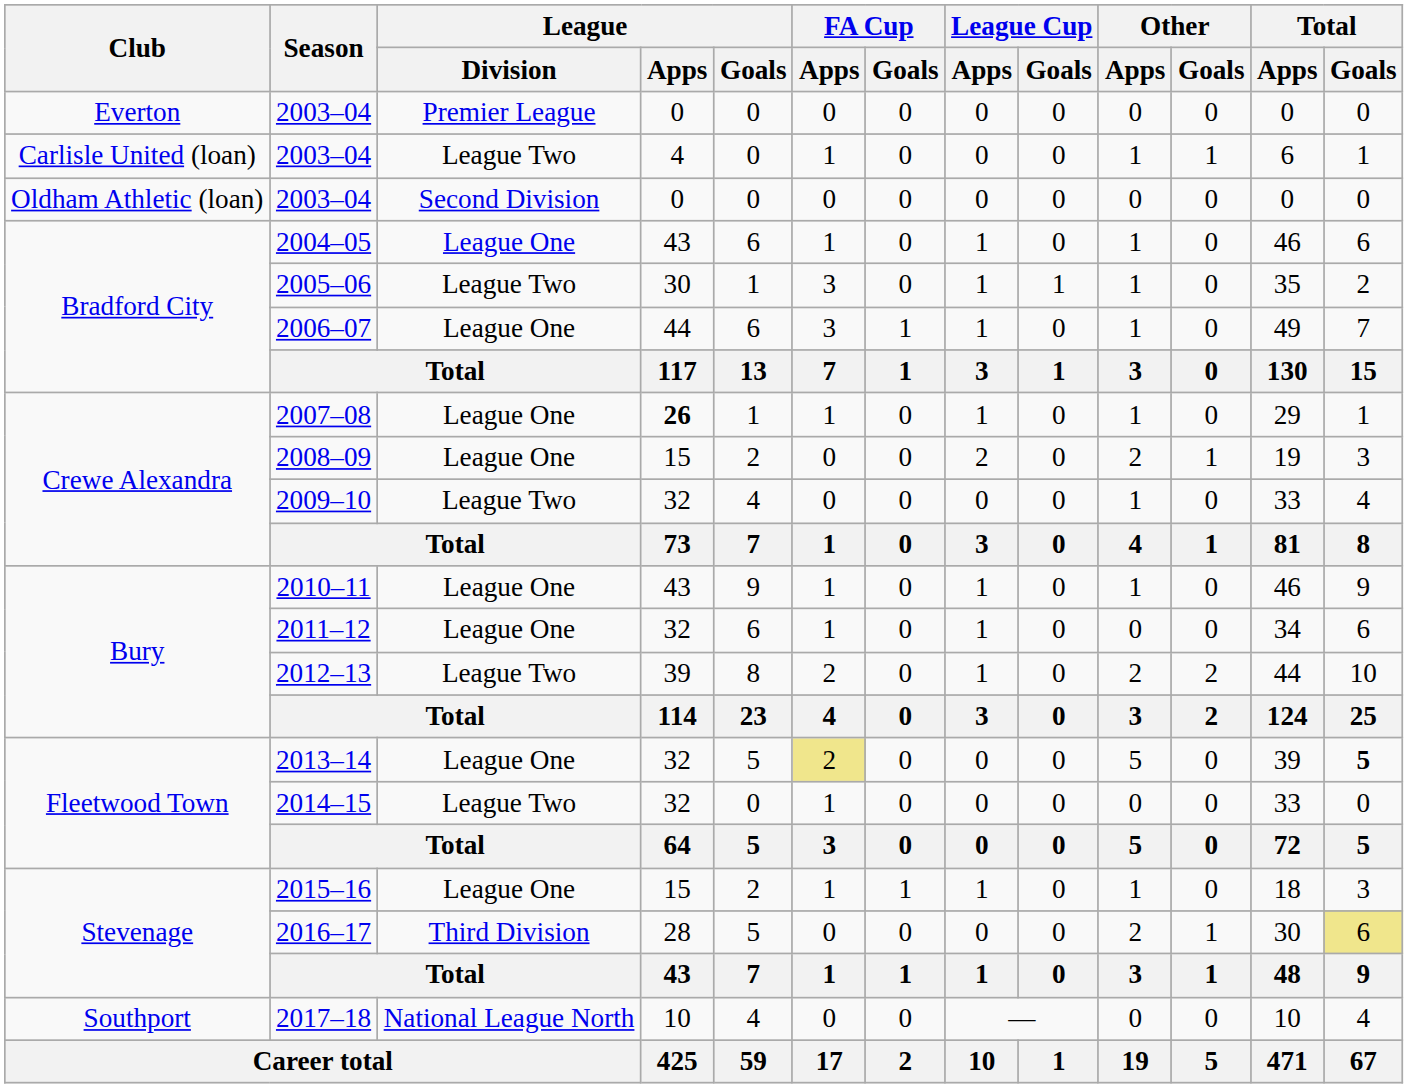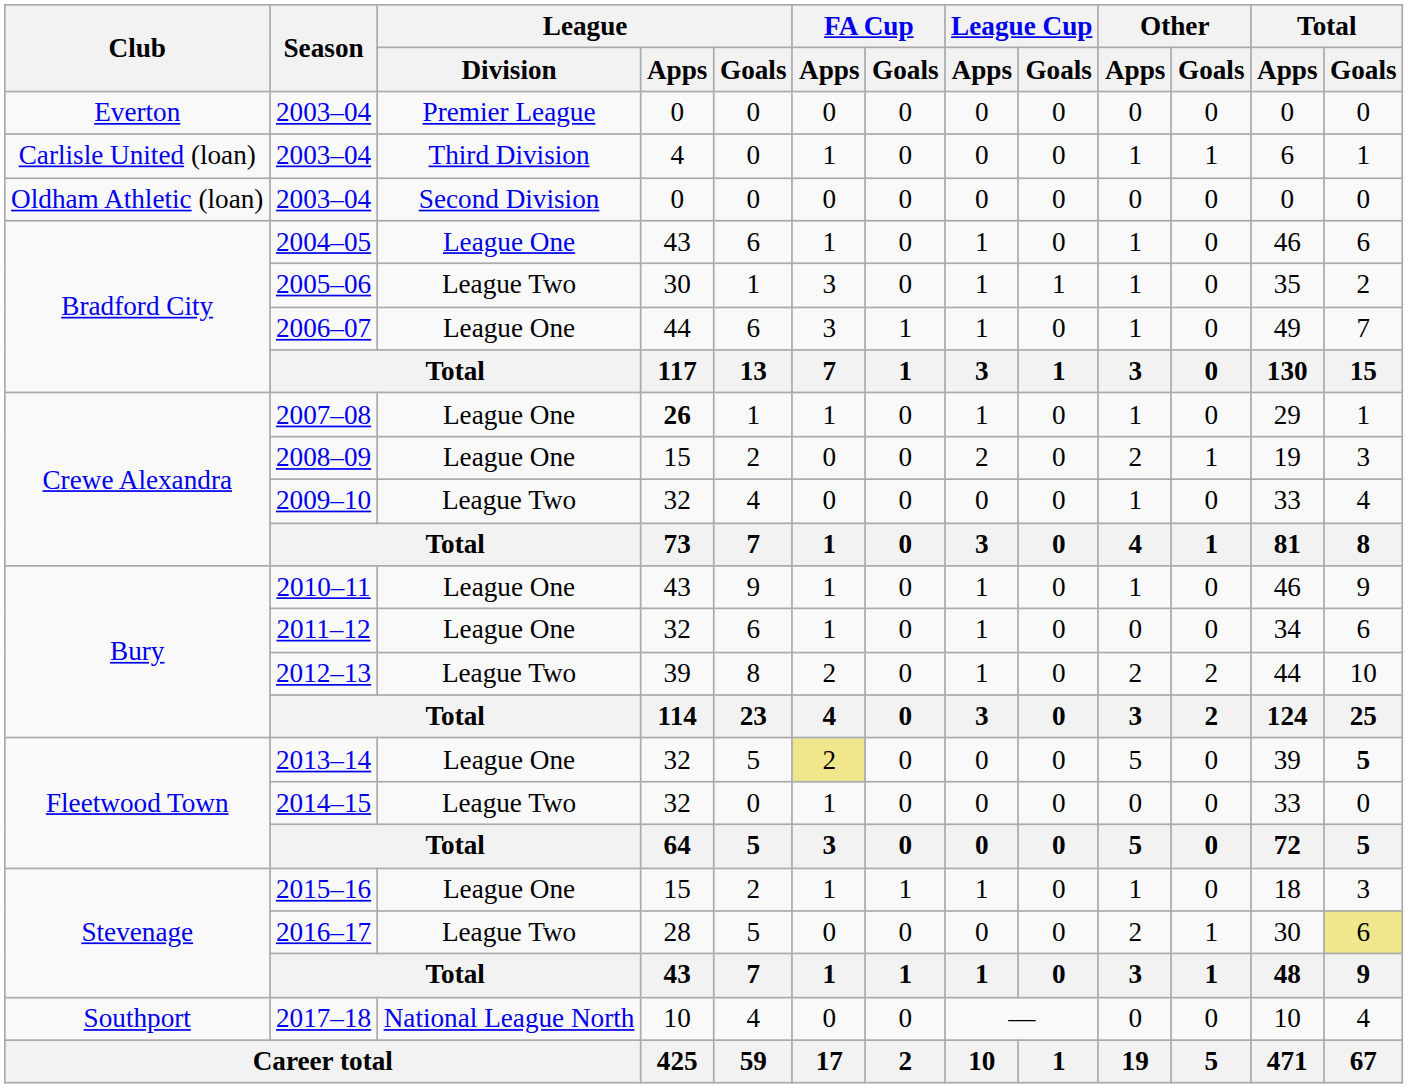(509, 155) League Two -> (509, 155) Third Division
(509, 931) Third Division -> (509, 931) League Two
